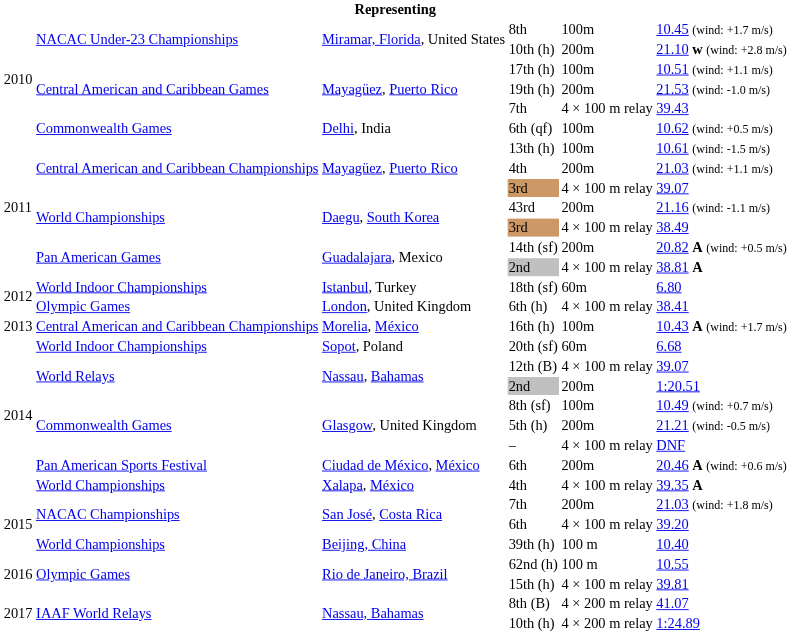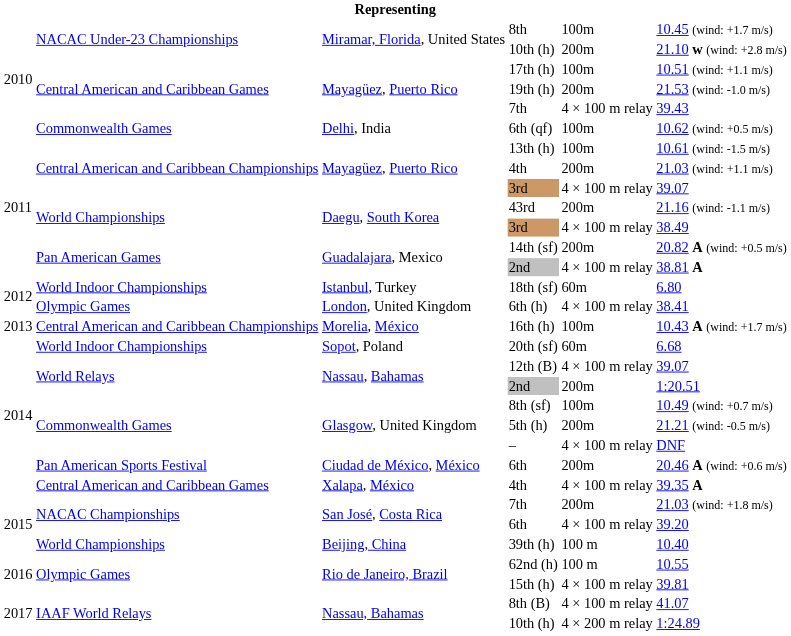(101, 485) World Championships -> (152, 485) Central American and Caribbean Games
(607, 603) 4 × 200 m relay -> (607, 603) 4 × 100 m relay
